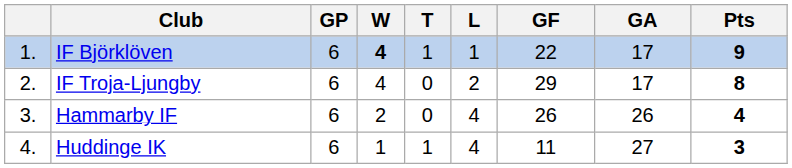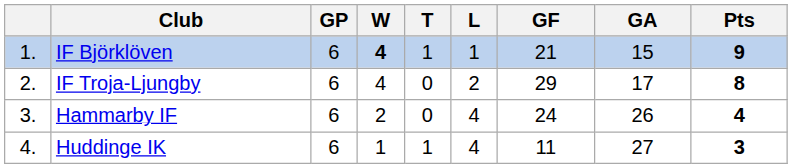(546, 52) 22 -> (546, 52) 21
(643, 52) 17 -> (643, 52) 15
(546, 115) 26 -> (546, 115) 24
